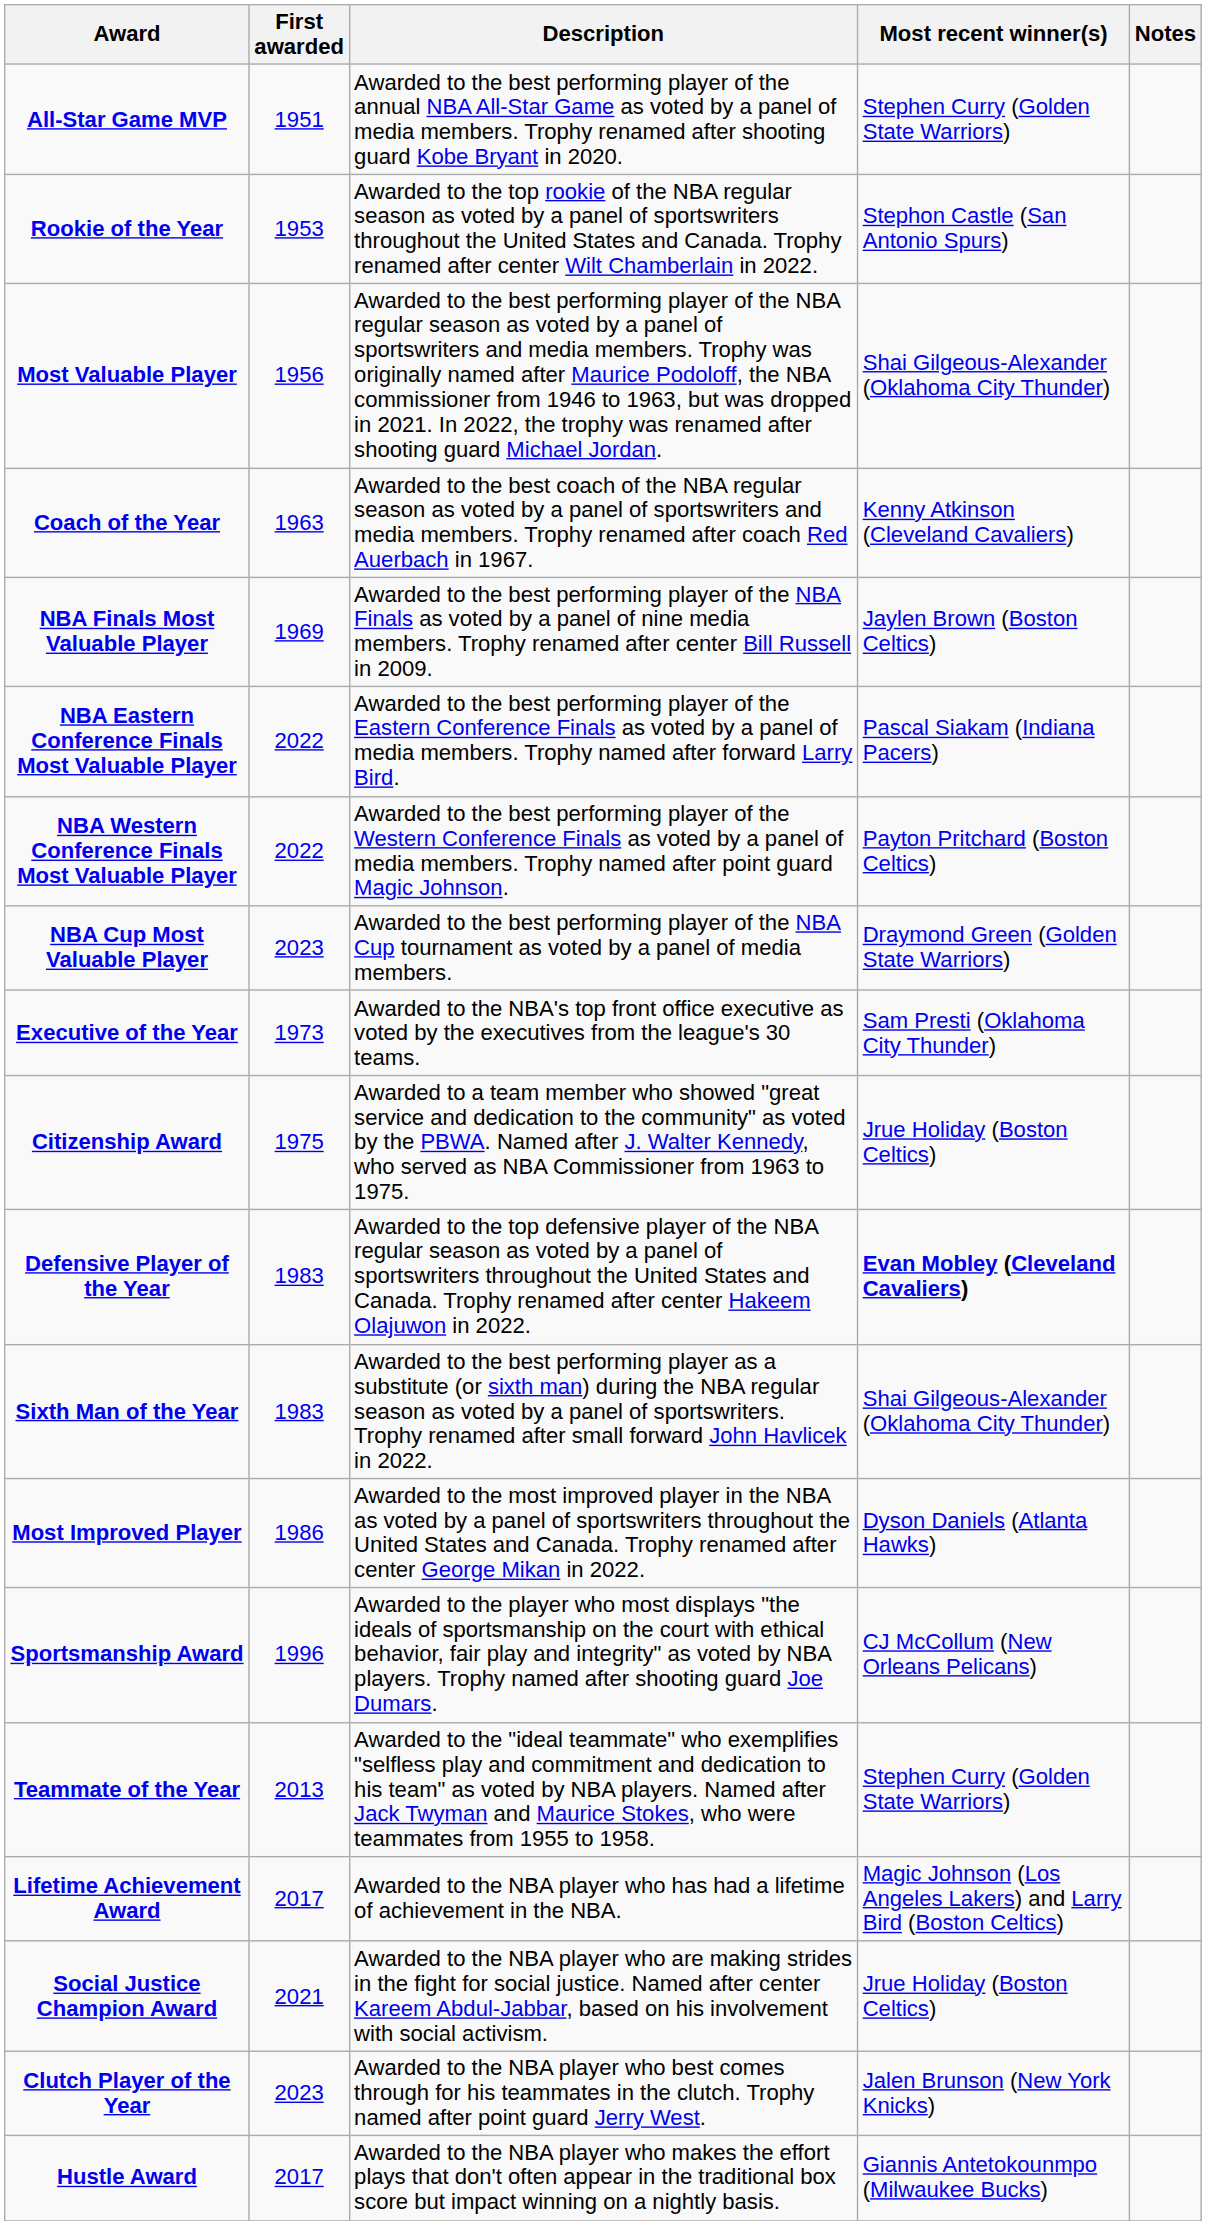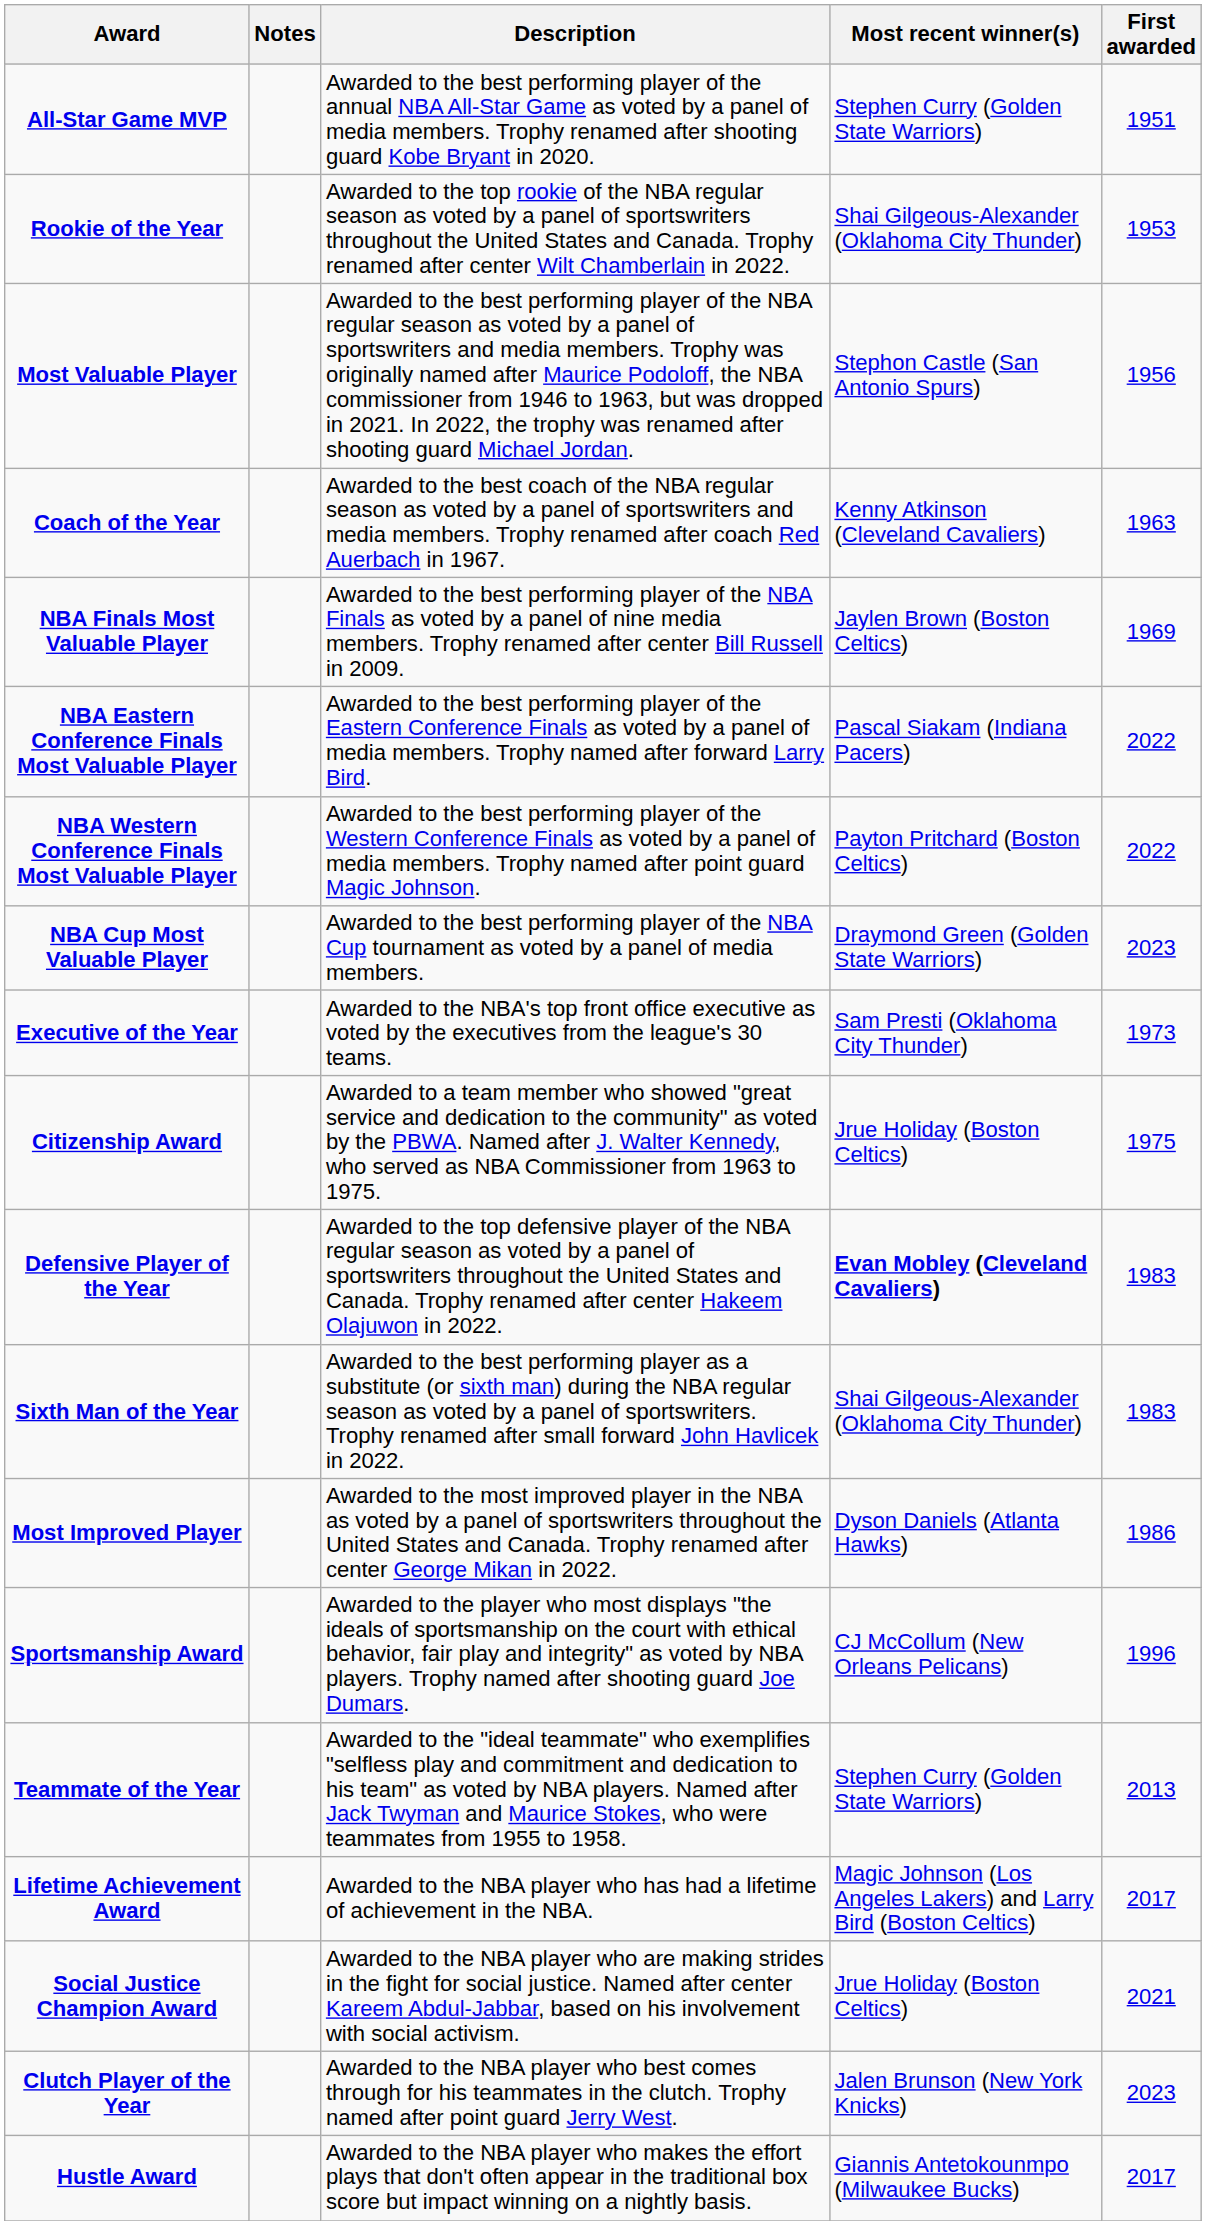columns swapped: (299, 34) <-> (1165, 34)
(965, 228) Stephon Castle (San Antonio Spurs) -> (958, 228) Shai Gilgeous-Alexander (Oklahoma City Thunder)
(986, 375) Shai Gilgeous-Alexander (Oklahoma City Thunder) -> (936, 375) Stephon Castle (San Antonio Spurs)
